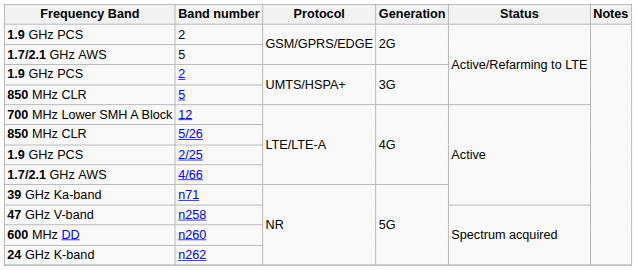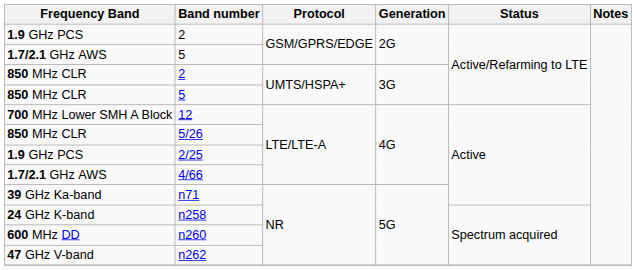(45, 74) 1.9 GHz PCS -> (47, 74) 850 MHz CLR
(51, 214) 47 GHz V-band -> (51, 214) 24 GHz K-band
(51, 255) 24 GHz K-band -> (51, 255) 47 GHz V-band
